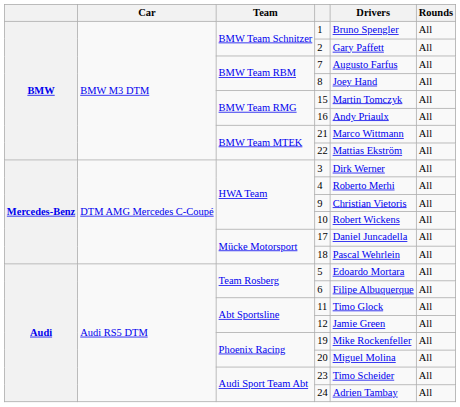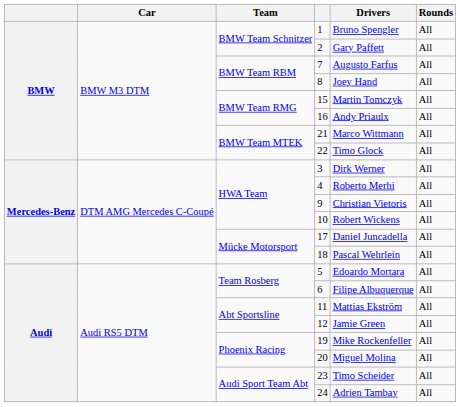(367, 150) Mattias Ekström -> (358, 150) Timo Glock
(358, 306) Timo Glock -> (367, 306) Mattias Ekström
